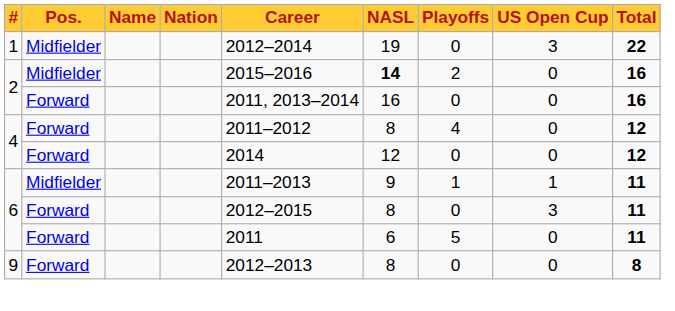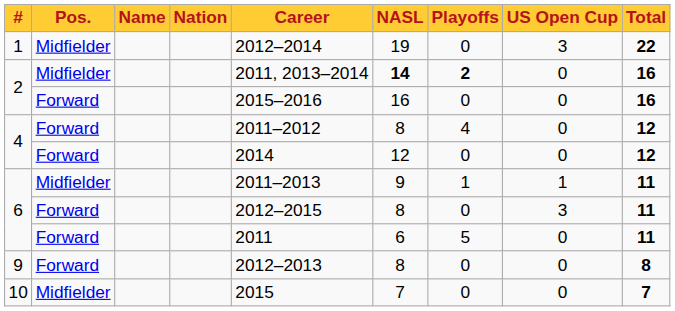(269, 73) 2015–2016 -> (302, 73) 2011, 2013–2014
(456, 73) normal -> (465, 73) bold
(292, 100) 2011, 2013–2014 -> (279, 100) 2015–2016
+ row: (18, 292)
